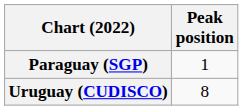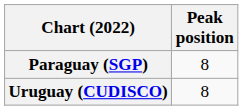(205, 64) 1 -> (205, 64) 8
